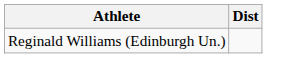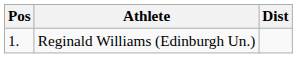+ column: (19, 16)
